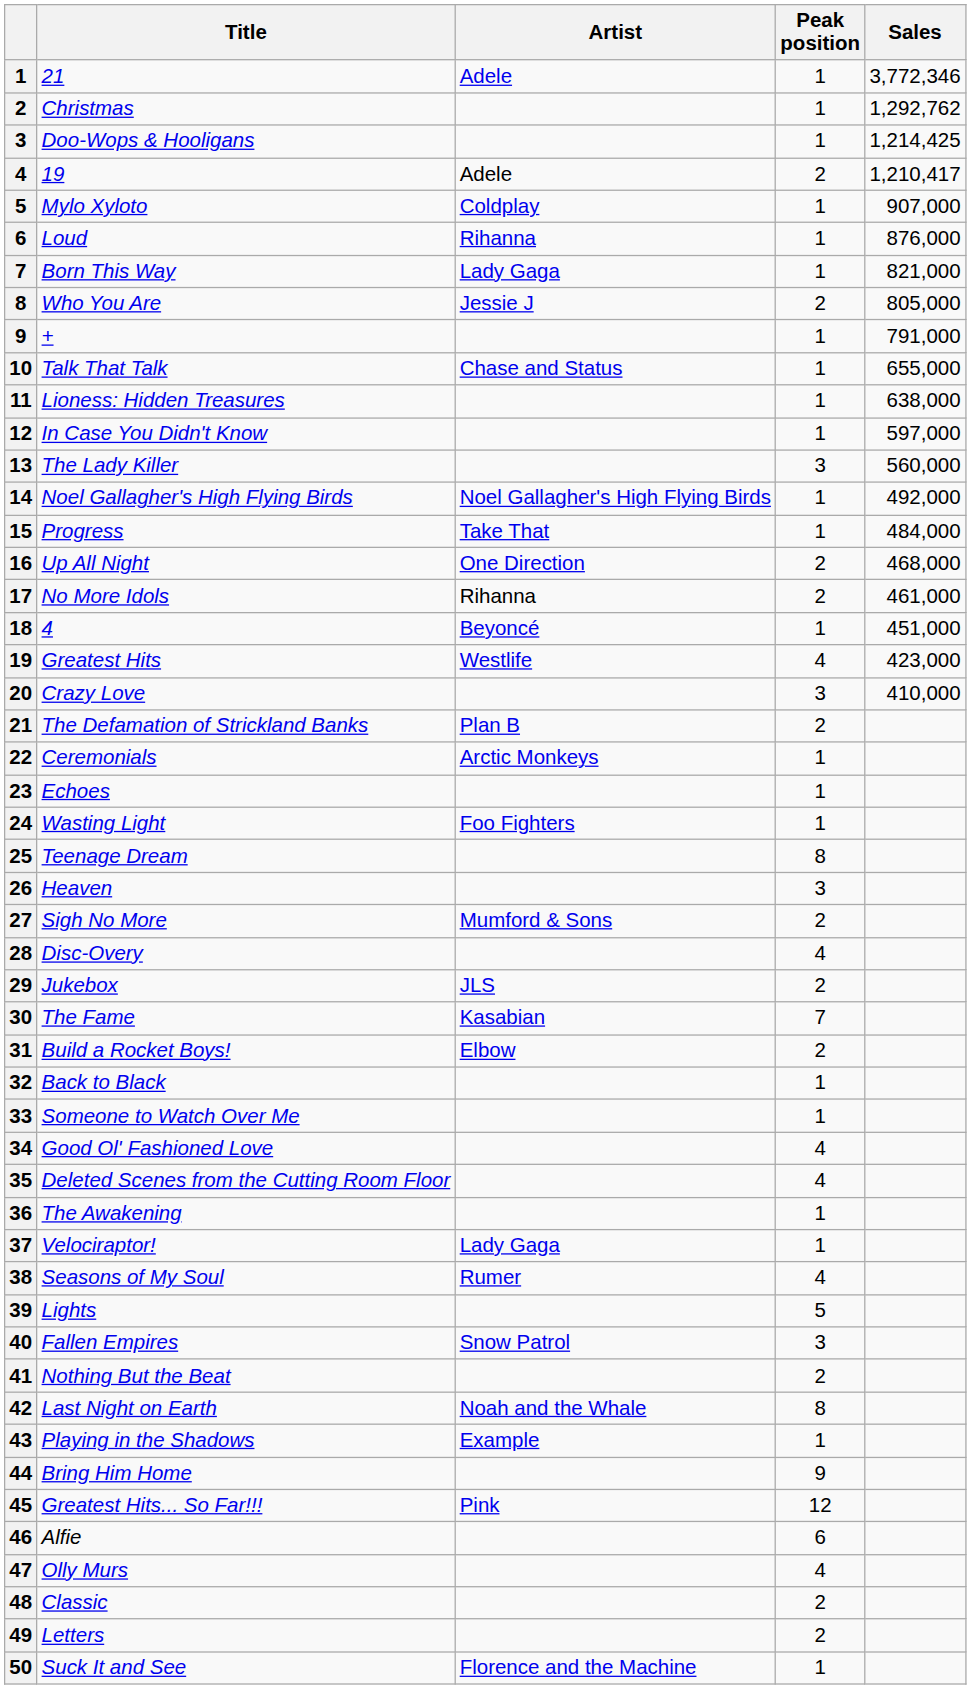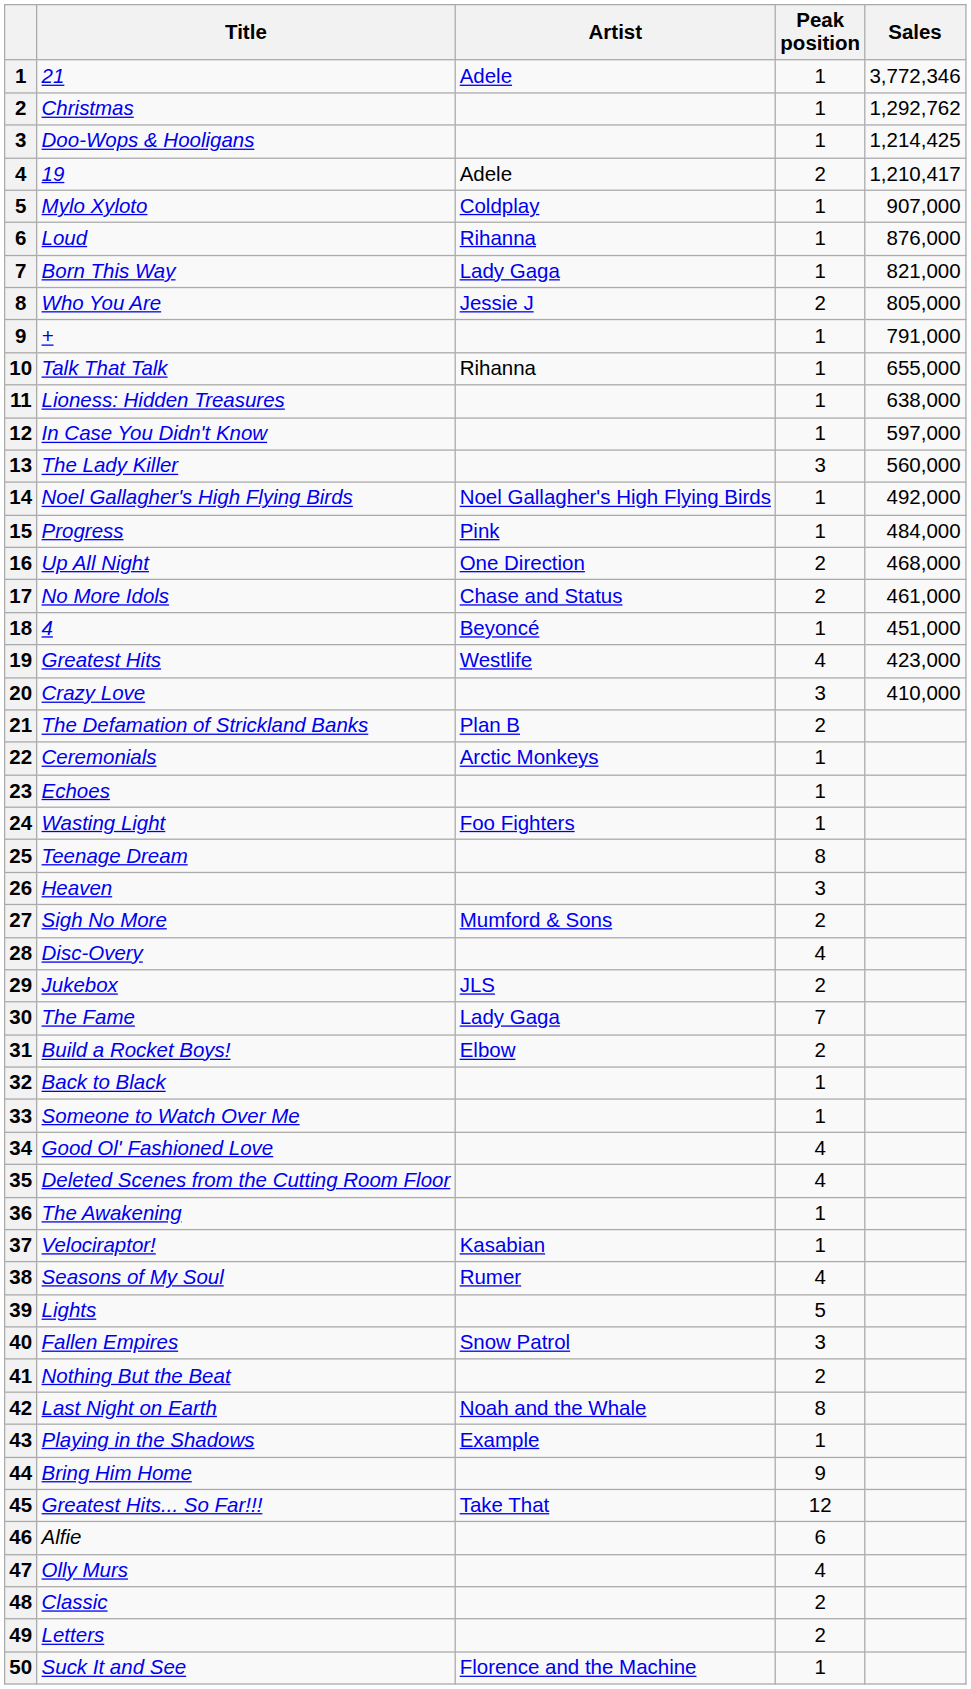(541, 368) Chase and Status -> (498, 368) Rihanna
(504, 530) Take That -> (480, 530) Pink
(498, 595) Rihanna -> (541, 595) Chase and Status
(502, 1018) Kasabian -> (510, 1018) Lady Gaga
(510, 1245) Lady Gaga -> (502, 1245) Kasabian
(480, 1505) Pink -> (504, 1505) Take That
